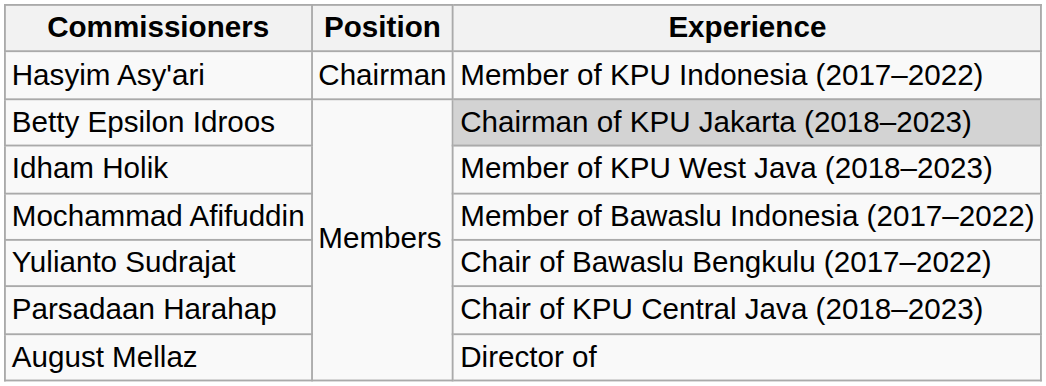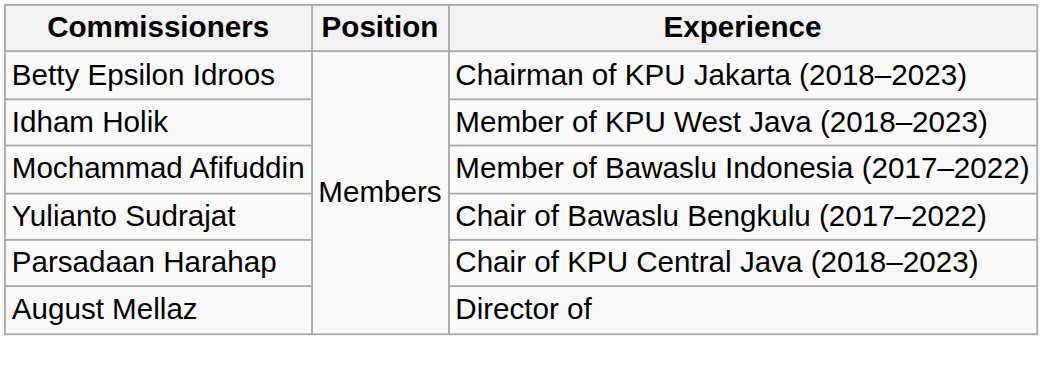- row: (108, 74)
(716, 121) lightgrey background -> (711, 74) no background
